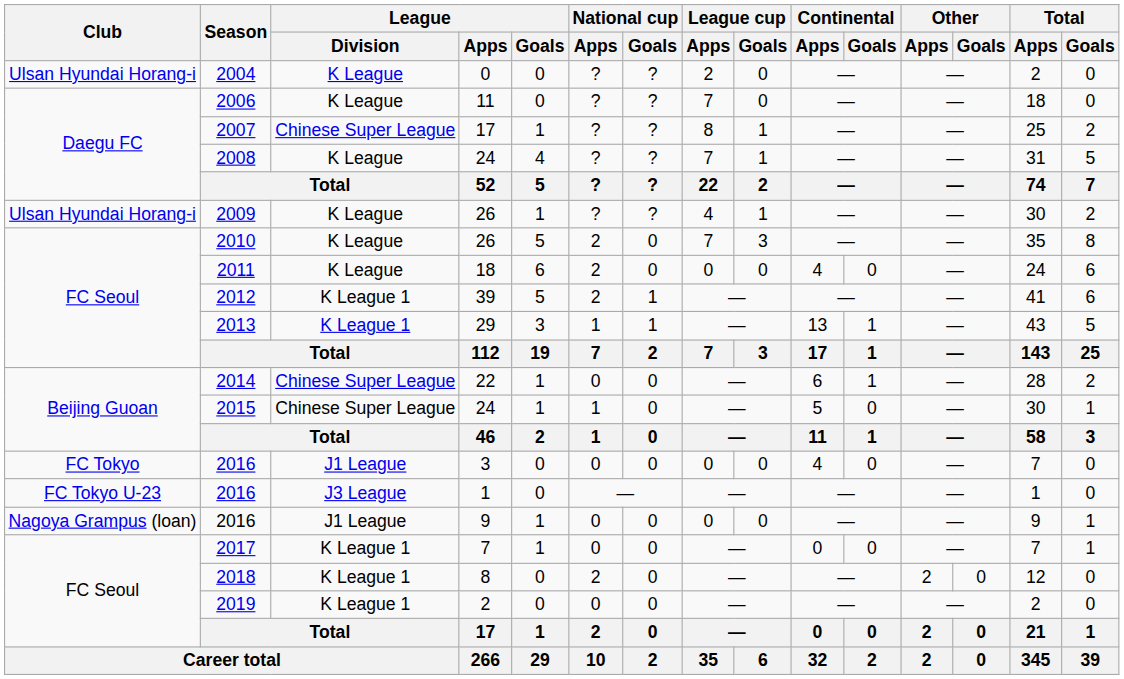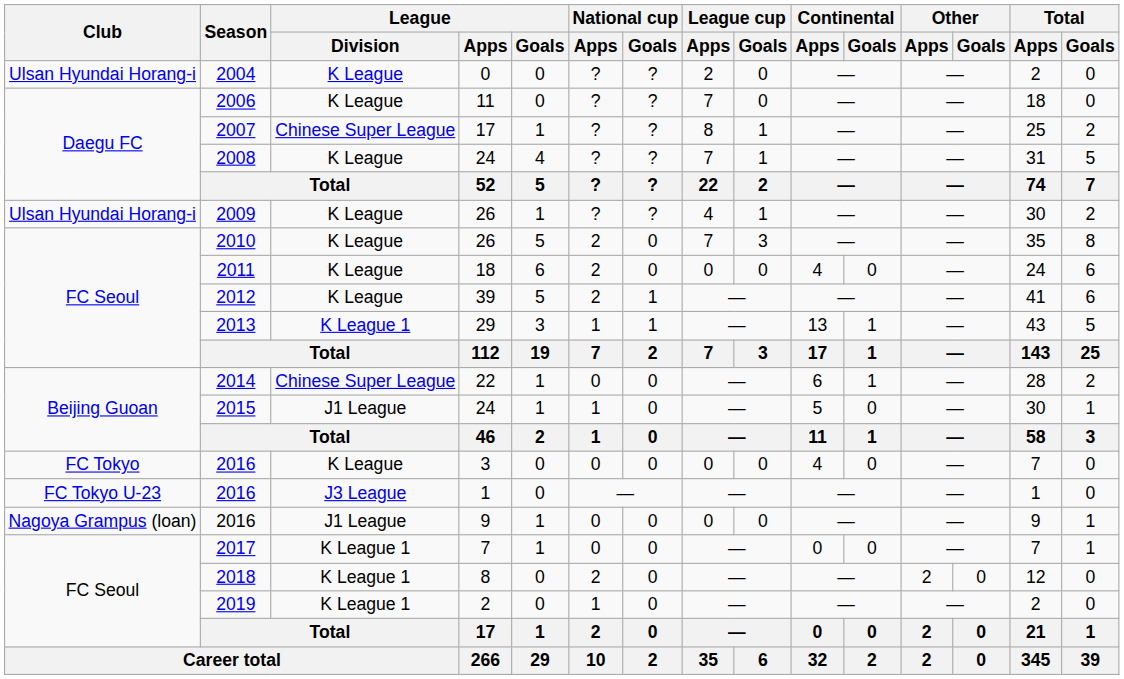(365, 297) K League 1 -> (365, 297) K League
(365, 409) Chinese Super League -> (365, 409) J1 League
(365, 465) J1 League -> (365, 465) K League
(596, 604) 0 -> (596, 604) 1
